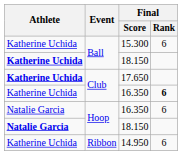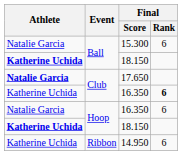(42, 44) Katherine Uchida -> (35, 44) Natalie Garcia
(45, 77) Katherine Uchida -> (38, 77) Natalie Garcia
(38, 126) Natalie Garcia -> (45, 126) Katherine Uchida
